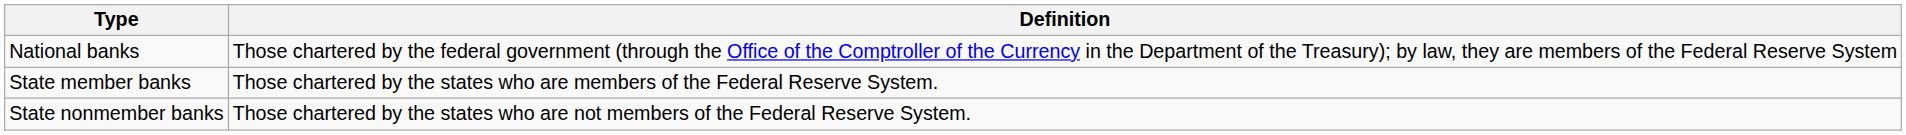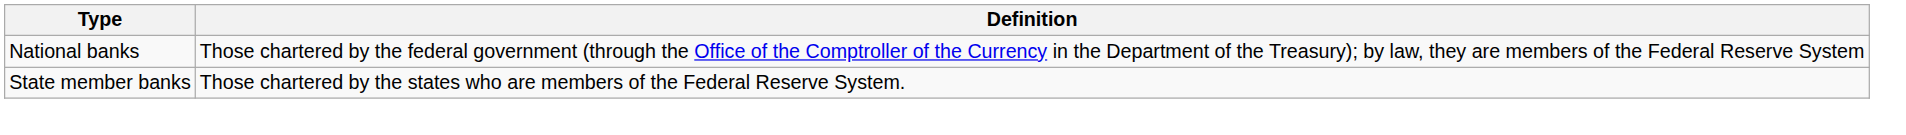- row: (116, 113)
